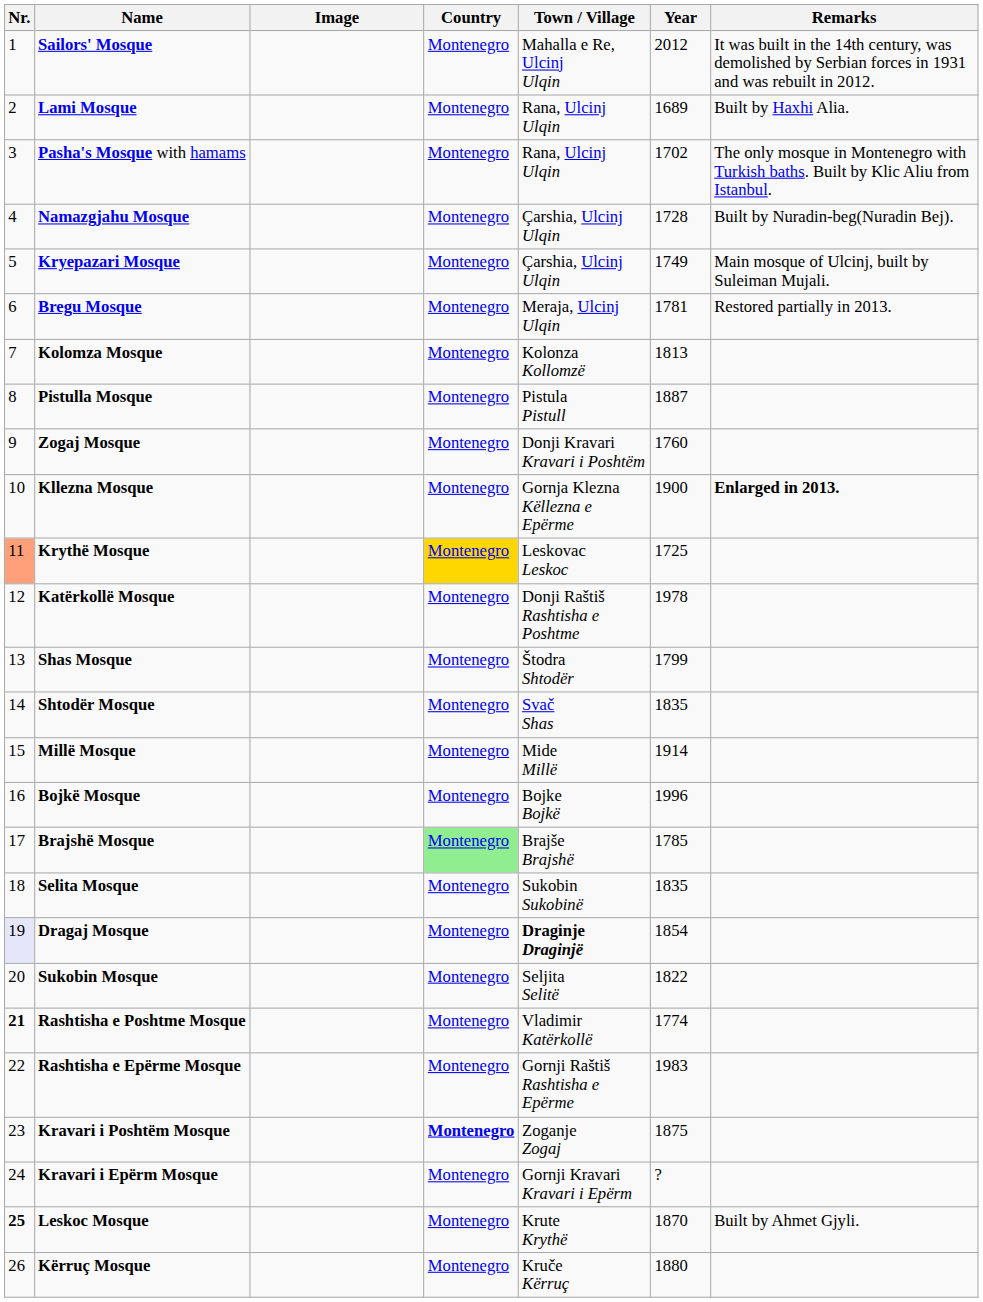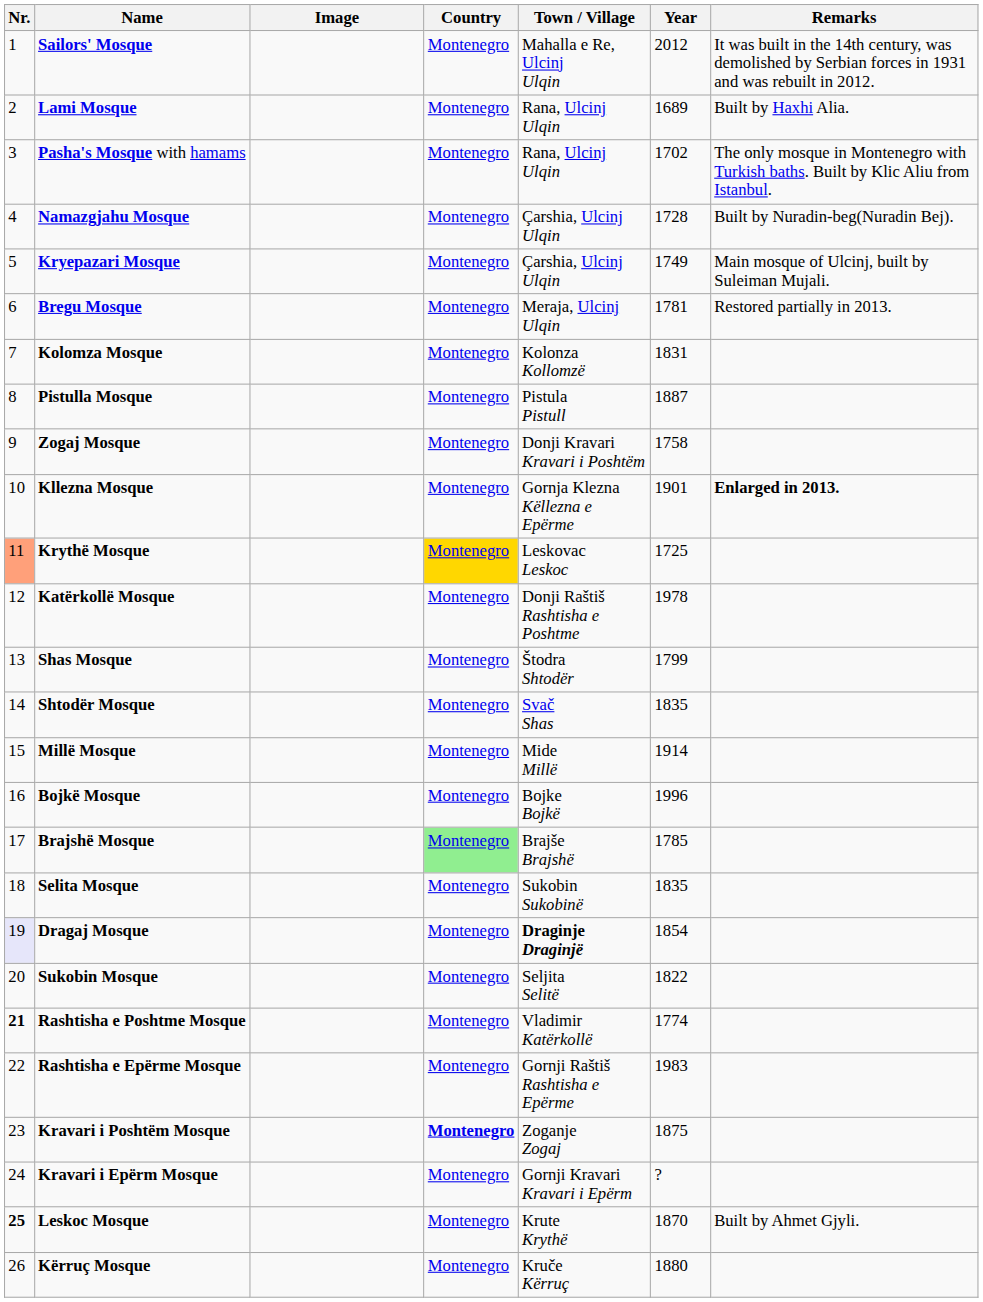(671, 352) 1813 -> (671, 352) 1831
(671, 442) 1760 -> (671, 442) 1758
(671, 487) 1900 -> (671, 487) 1901
